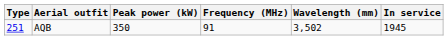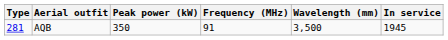(15, 28) 251 -> (15, 28) 281
(308, 28) 3,502 -> (308, 28) 3,500
